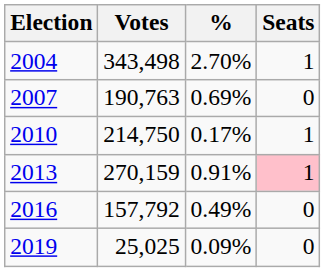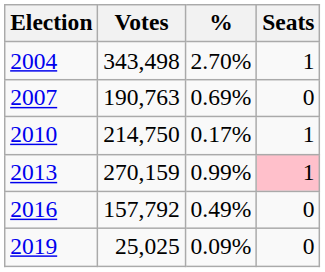(221, 172) 0.91% -> (221, 172) 0.99%
